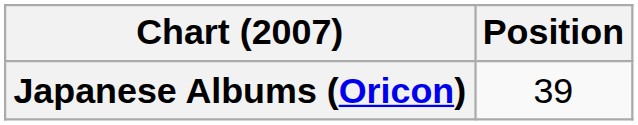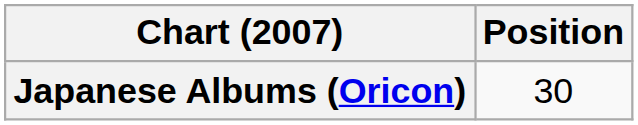(553, 89) 39 -> (553, 89) 30
